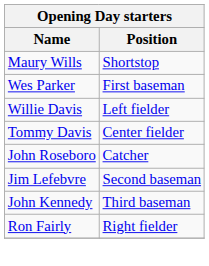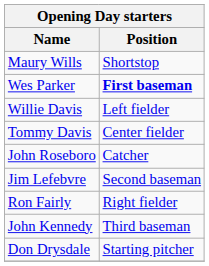(144, 86) normal -> (147, 86) bold
rows swapped: (40, 226) <-> (50, 202)
+ row: (49, 249)
